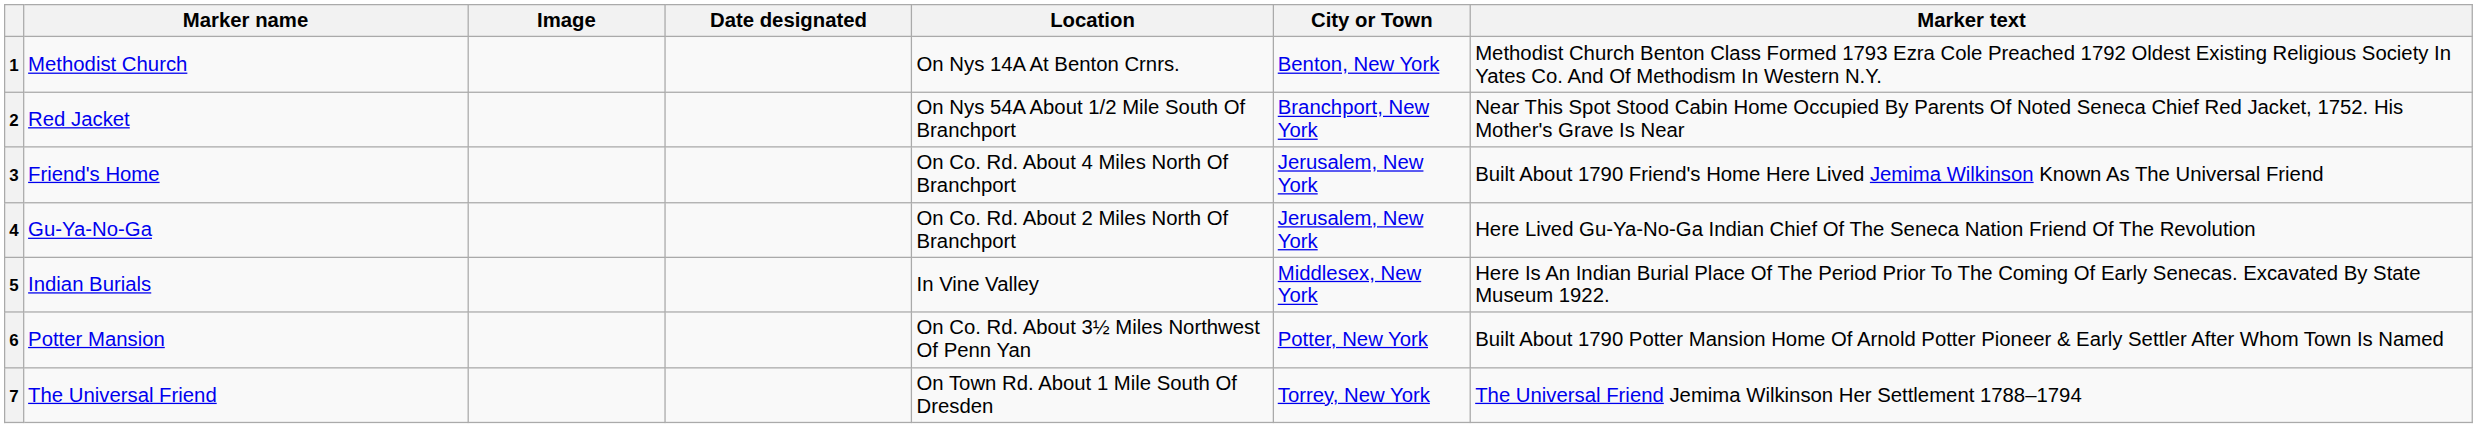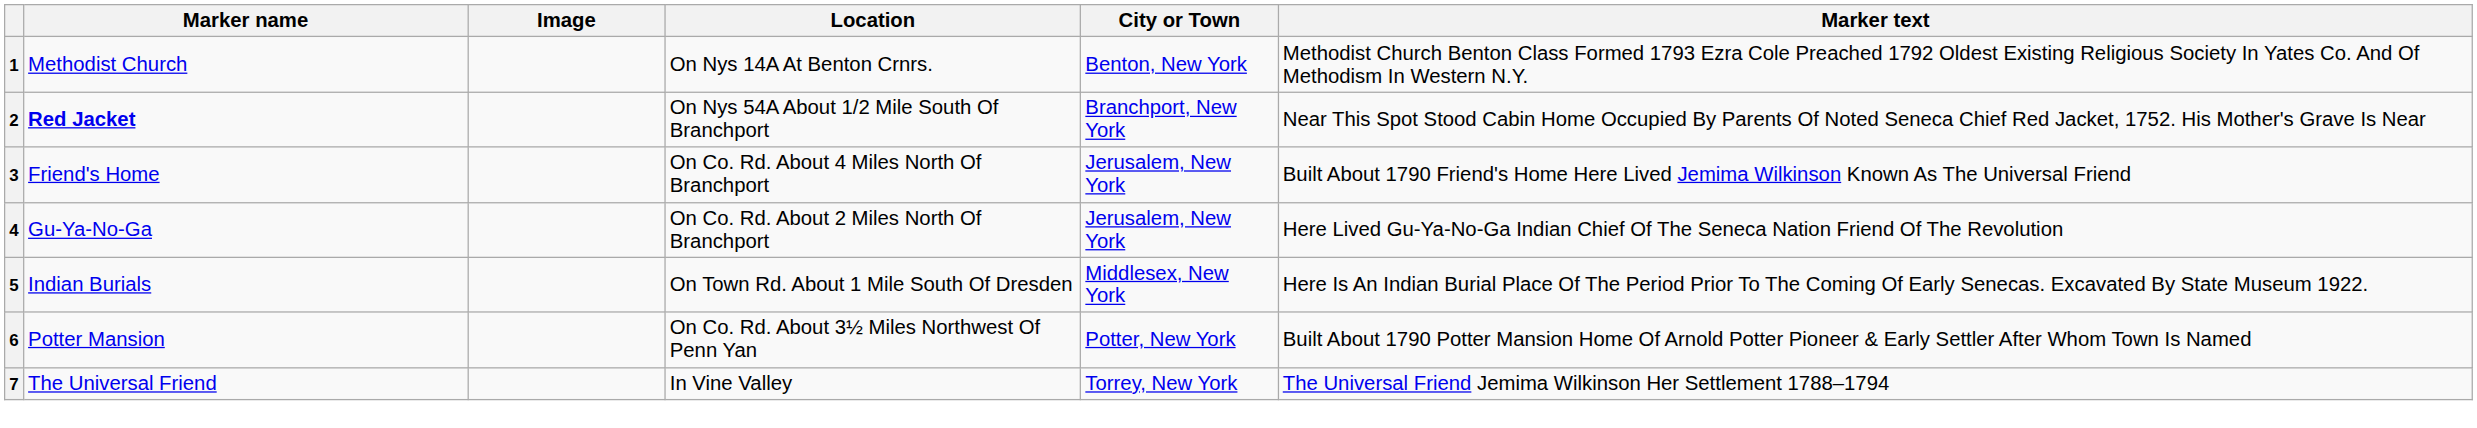- column: (788, 20)
(79, 119) normal -> (82, 119) bold
(978, 284) In Vine Valley -> (871, 284) On Town Rd. About 1 Mile South Of Dresden
(1077, 394) On Town Rd. About 1 Mile South Of Dresden -> (731, 383) In Vine Valley
